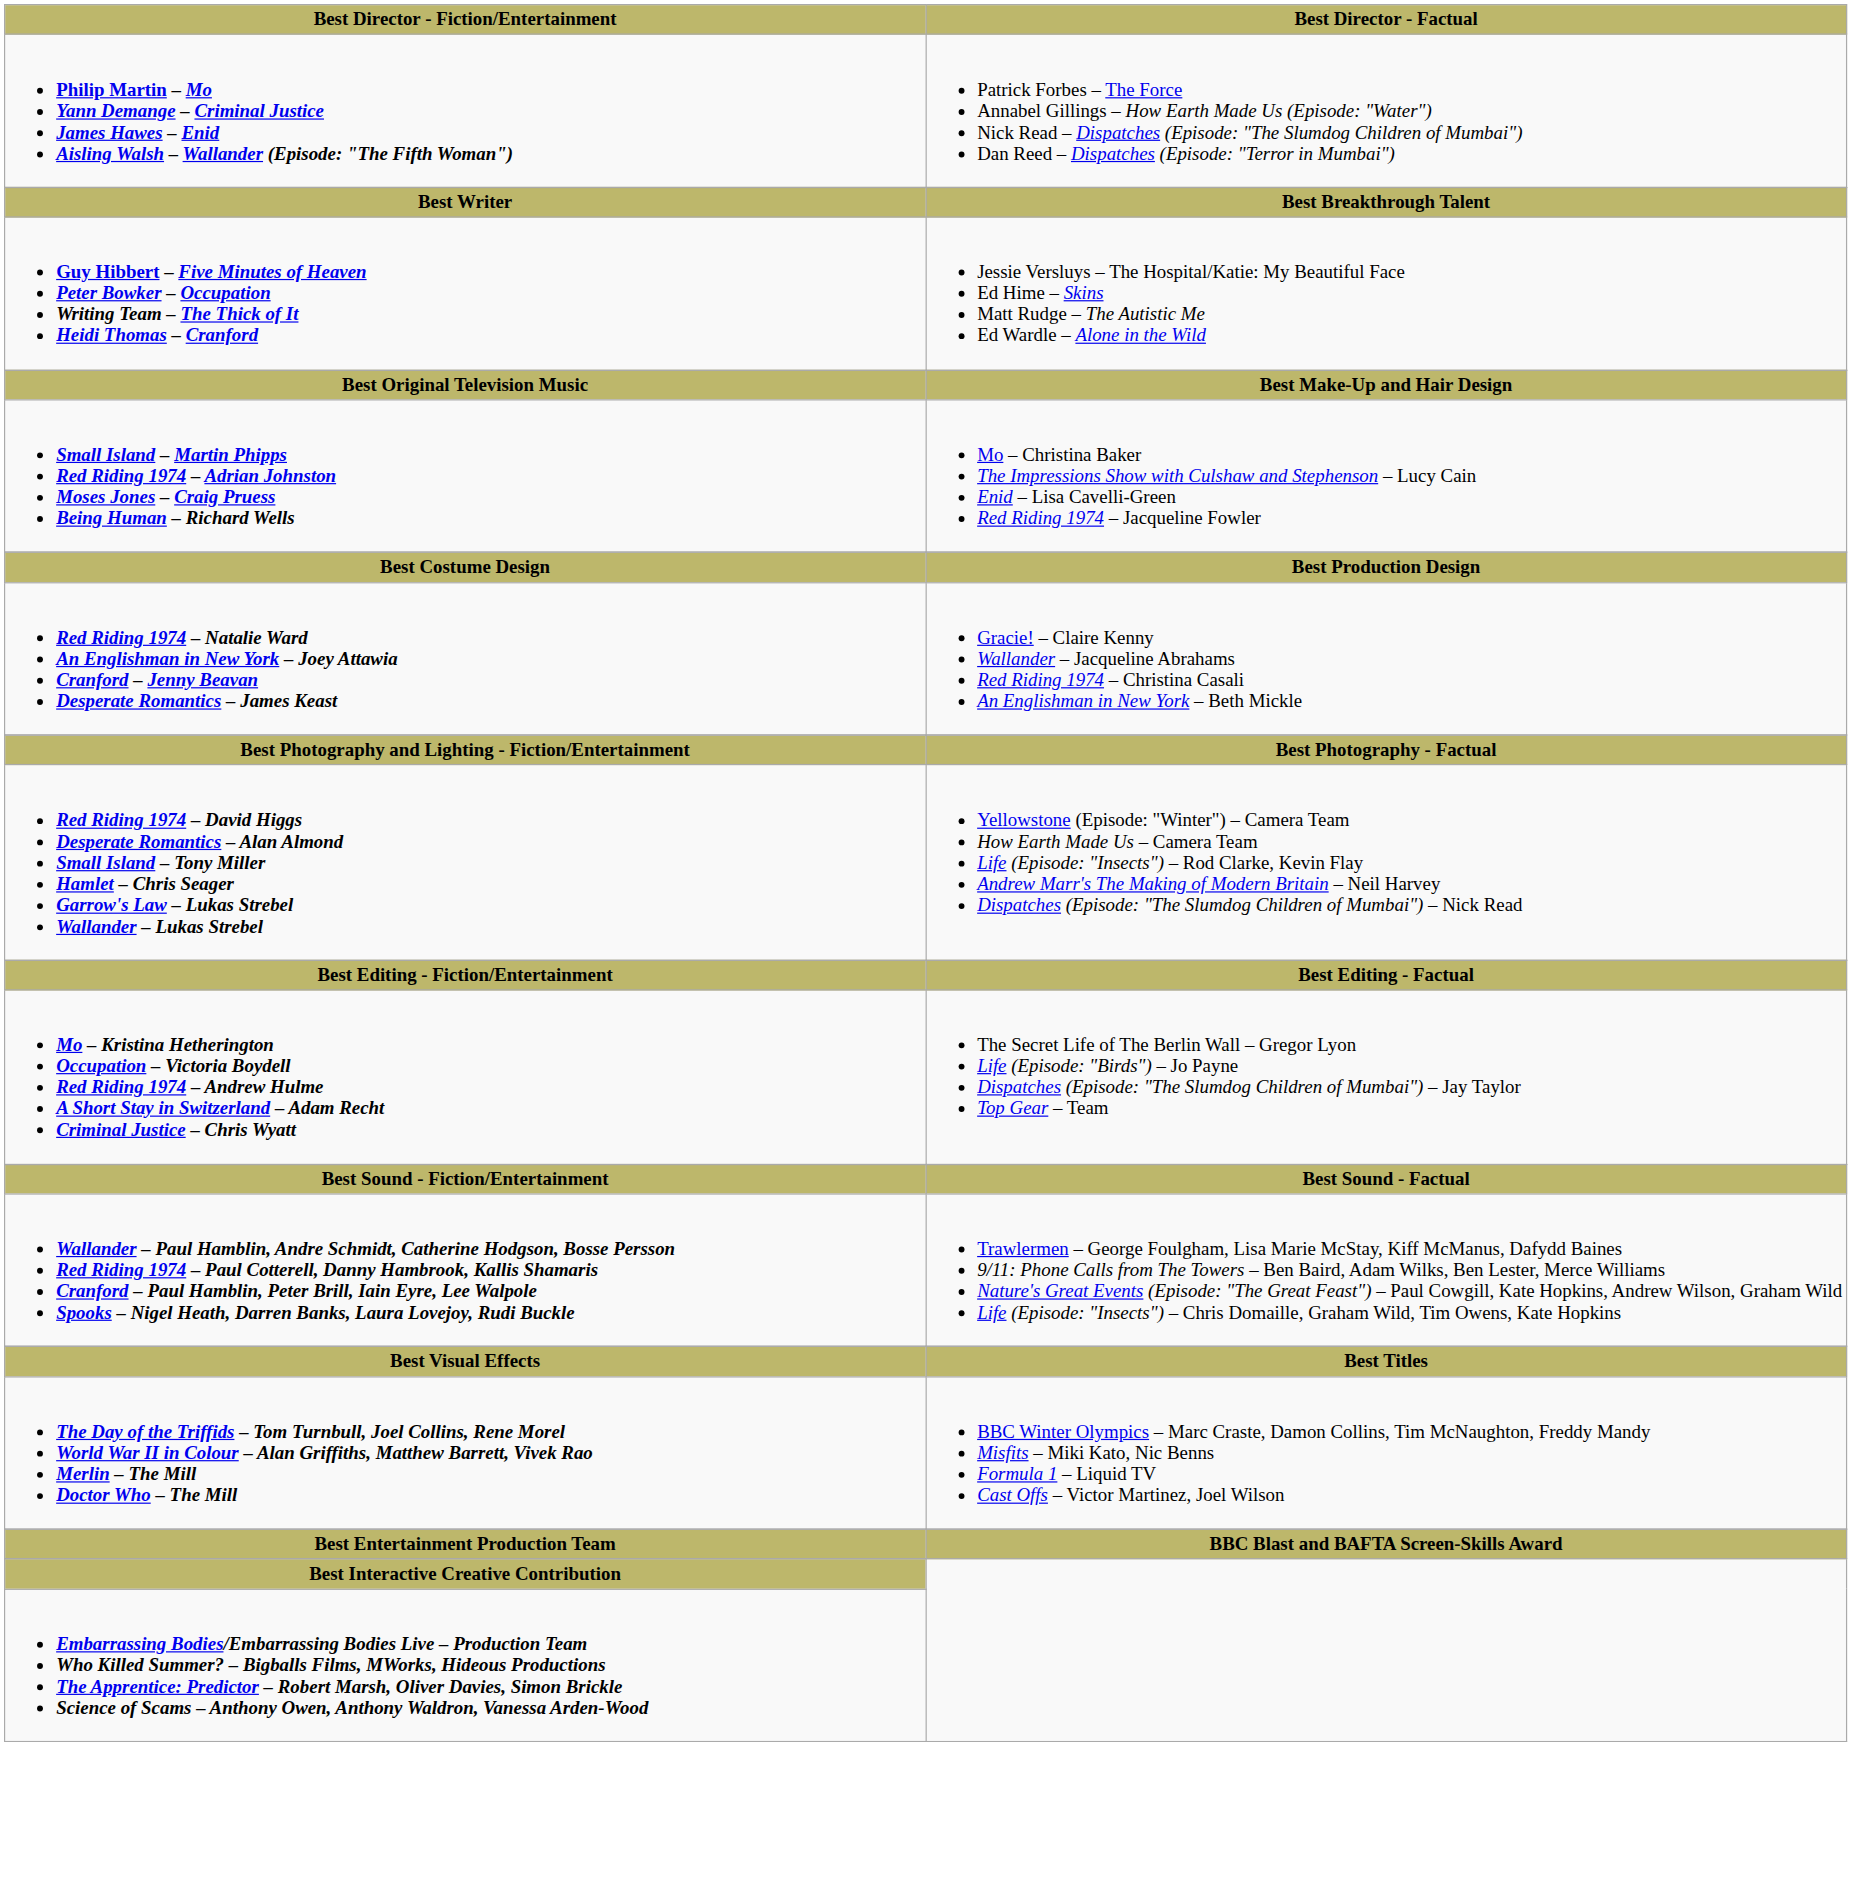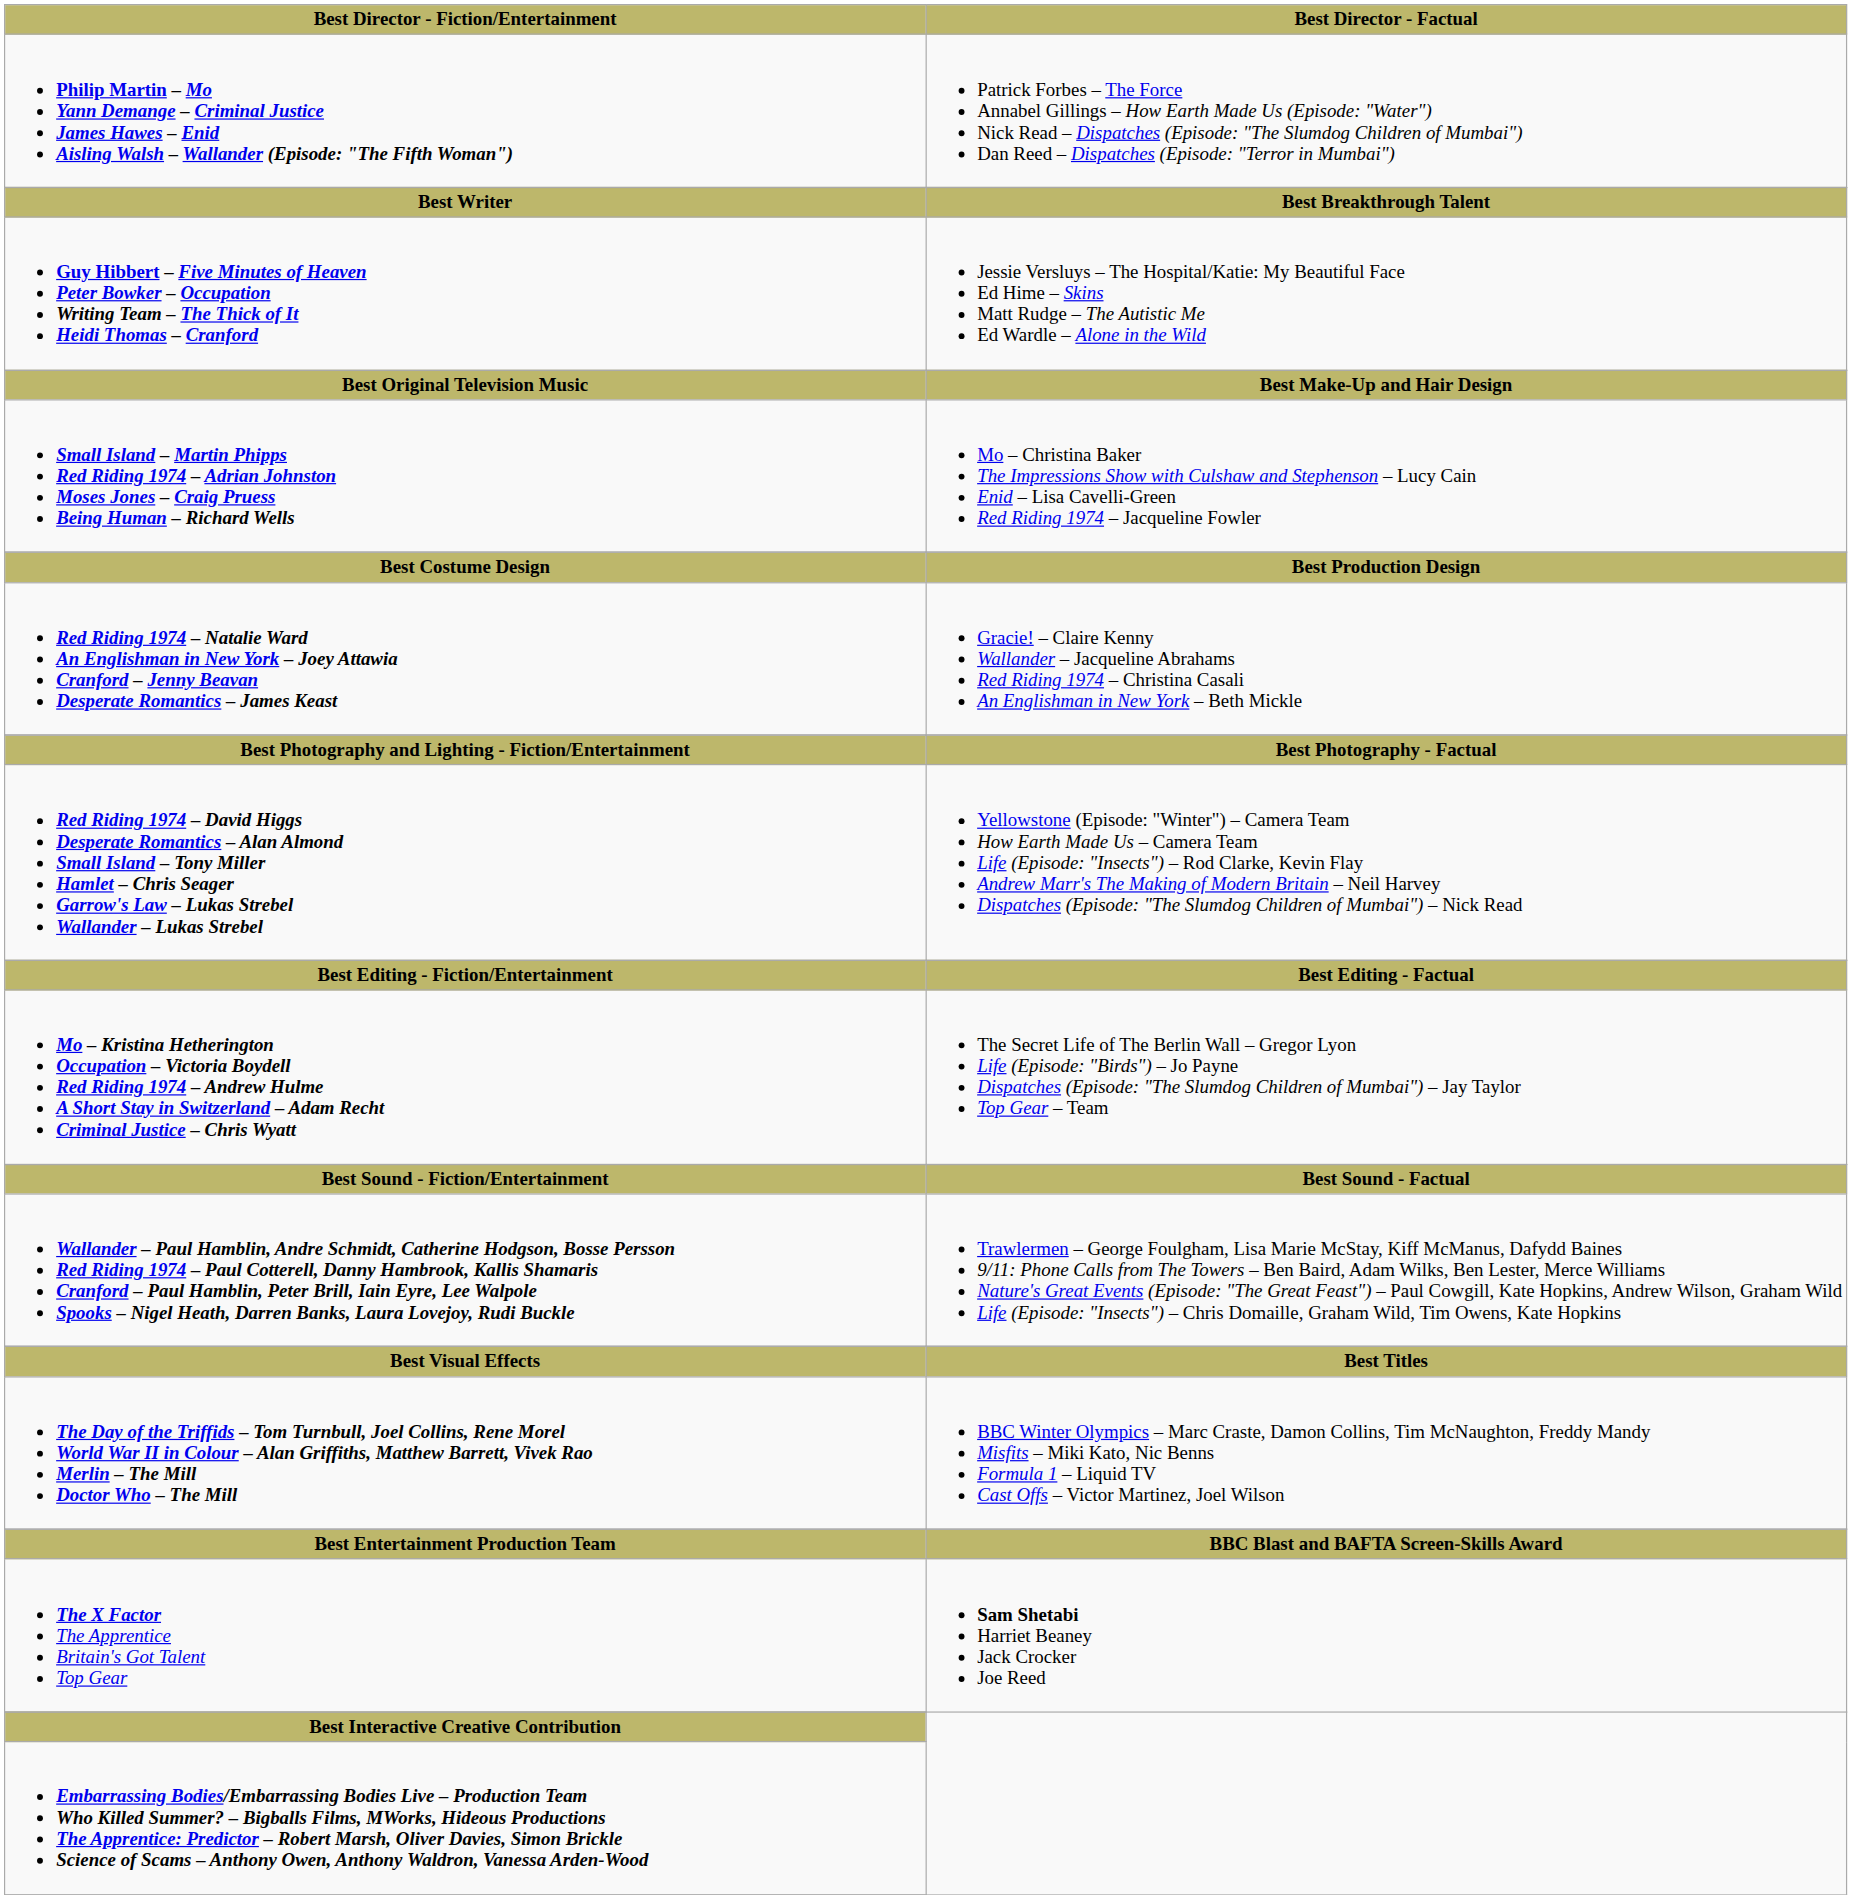+ row: (465, 1646)
